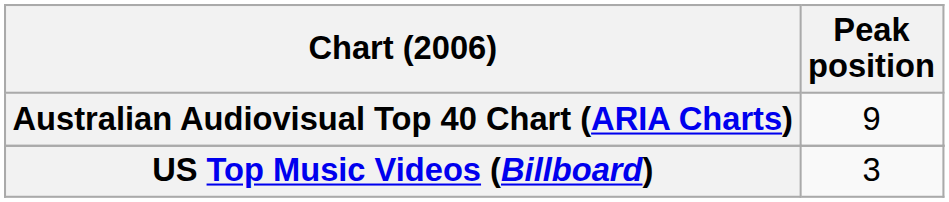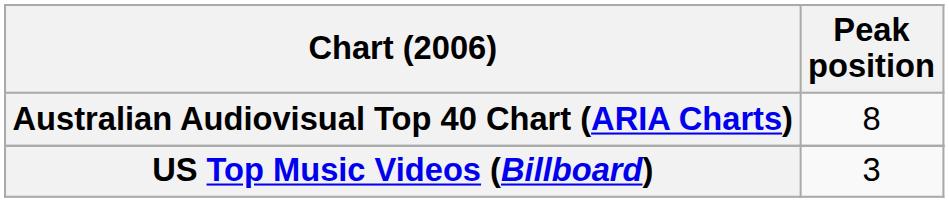(871, 118) 9 -> (871, 118) 8
